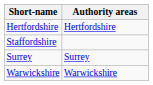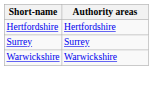- row: (31, 42)
